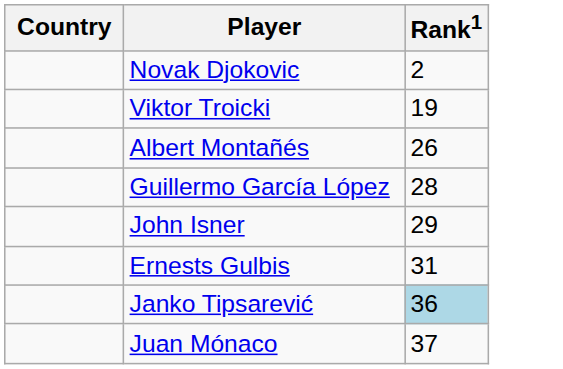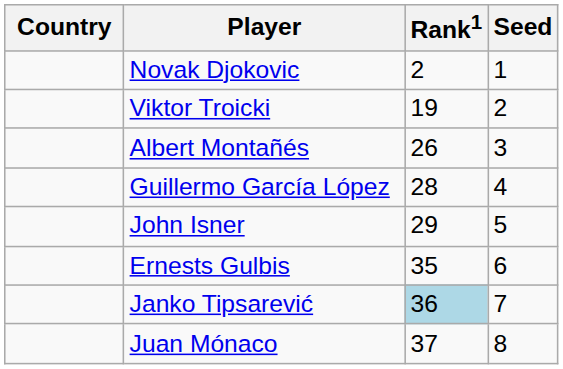+ column: (523, 27)
(424, 265) 31 -> (424, 265) 35
